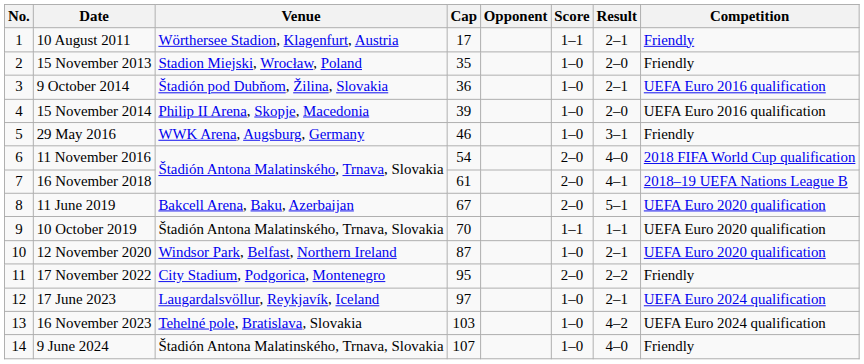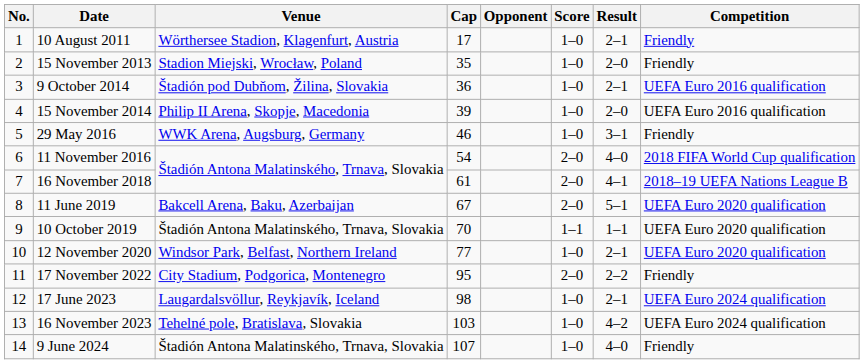(572, 39) 1–1 -> (572, 39) 1–0
(464, 252) 87 -> (464, 252) 77
(464, 299) 97 -> (464, 299) 98
